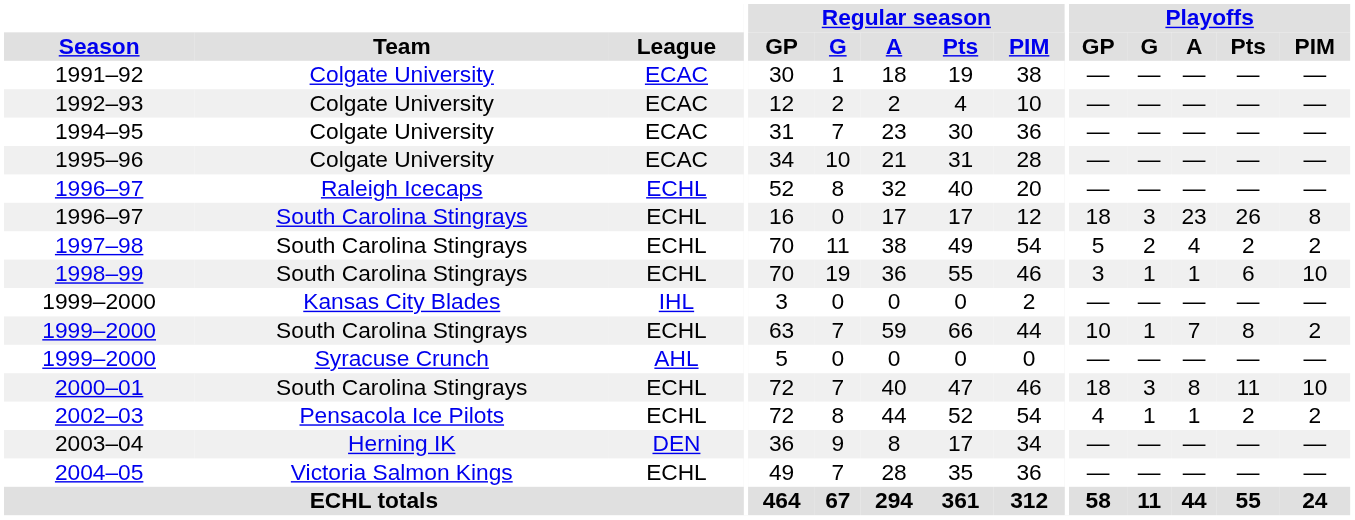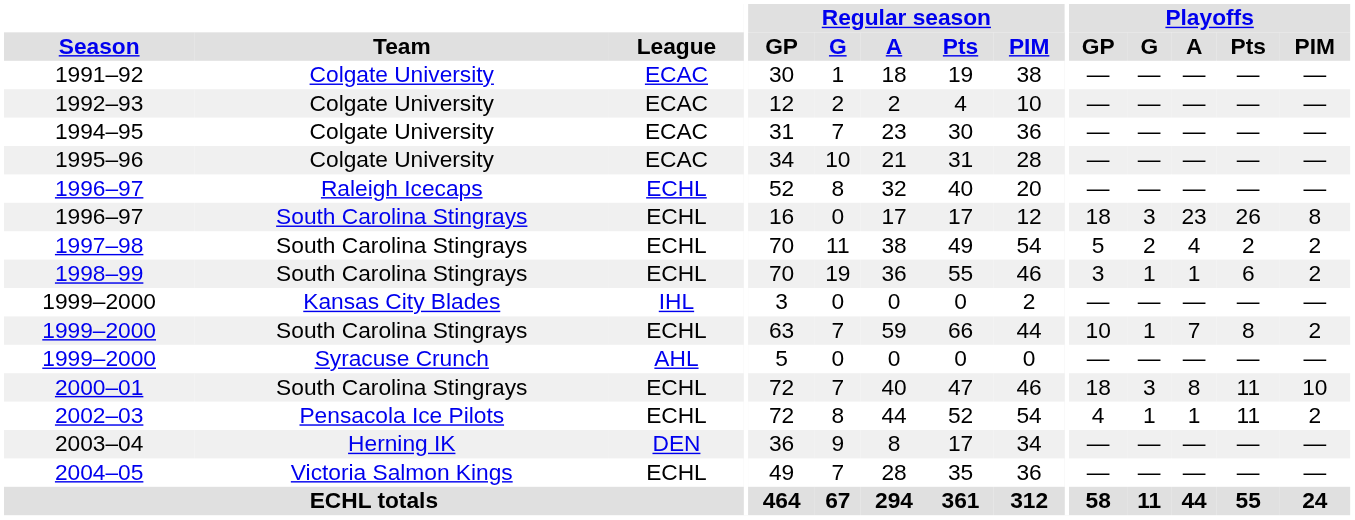(1315, 273) 10 -> (1315, 273) 2
(1248, 415) 2 -> (1248, 415) 11
